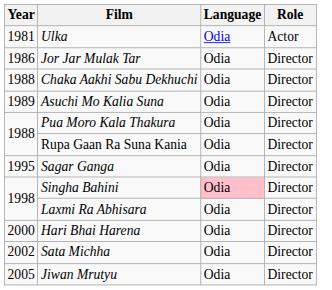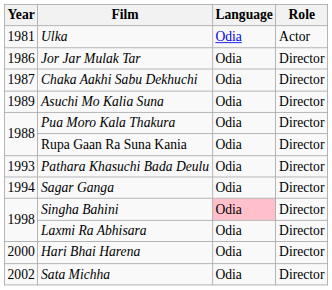(21, 79) 1988 -> (21, 79) 1987
+ row: (125, 166)
(21, 166) 1995 -> (21, 187) 1994
- row: (79, 274)
